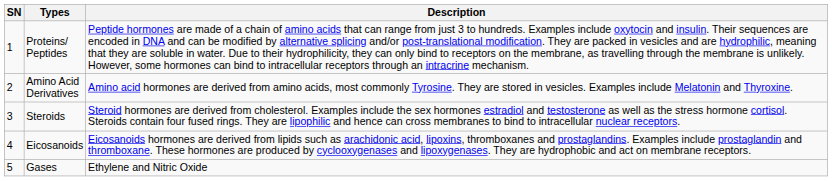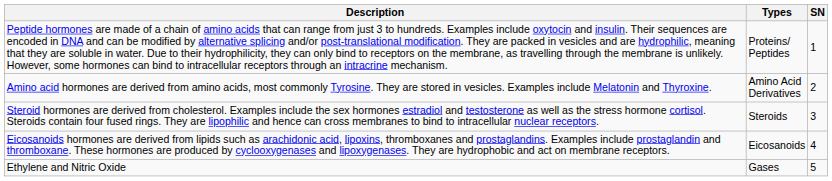columns swapped: (14, 12) <-> (457, 12)
